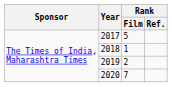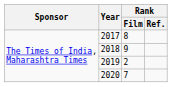(126, 37) 5 -> (126, 37) 8
(126, 50) 1 -> (126, 50) 9
